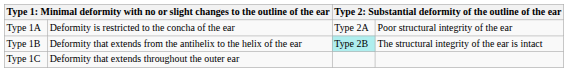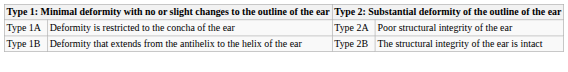(351, 43) paleturquoise background -> (351, 43) no background
- row: (23, 59)
